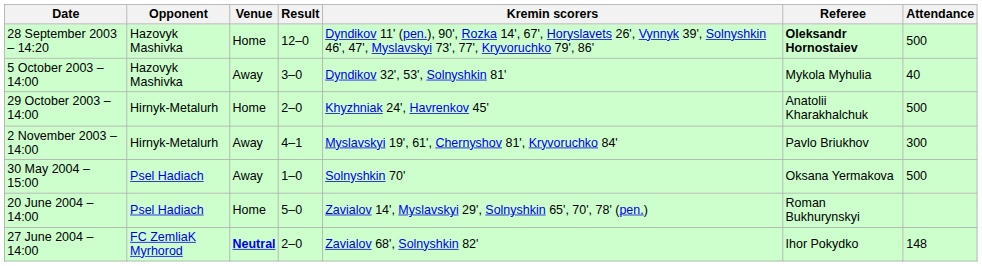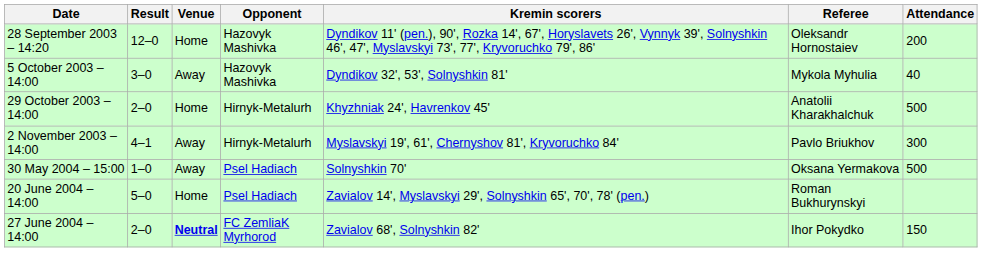columns swapped: (178, 14) <-> (300, 14)
(822, 41) bold -> (824, 41) normal
(917, 41) 500 -> (917, 41) 200
(917, 244) 148 -> (917, 230) 150
